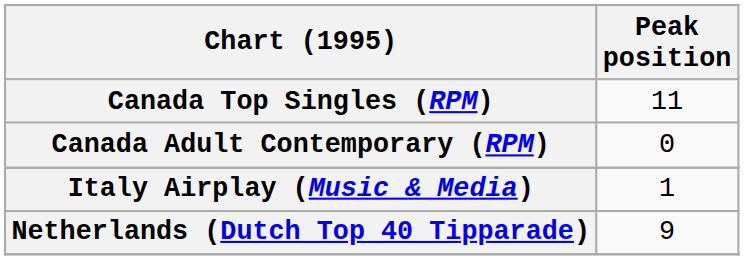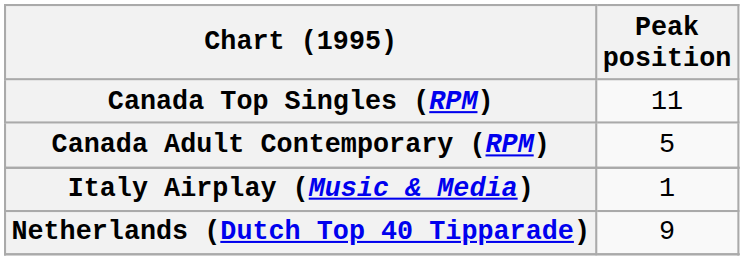(667, 145) 0 -> (667, 145) 5
